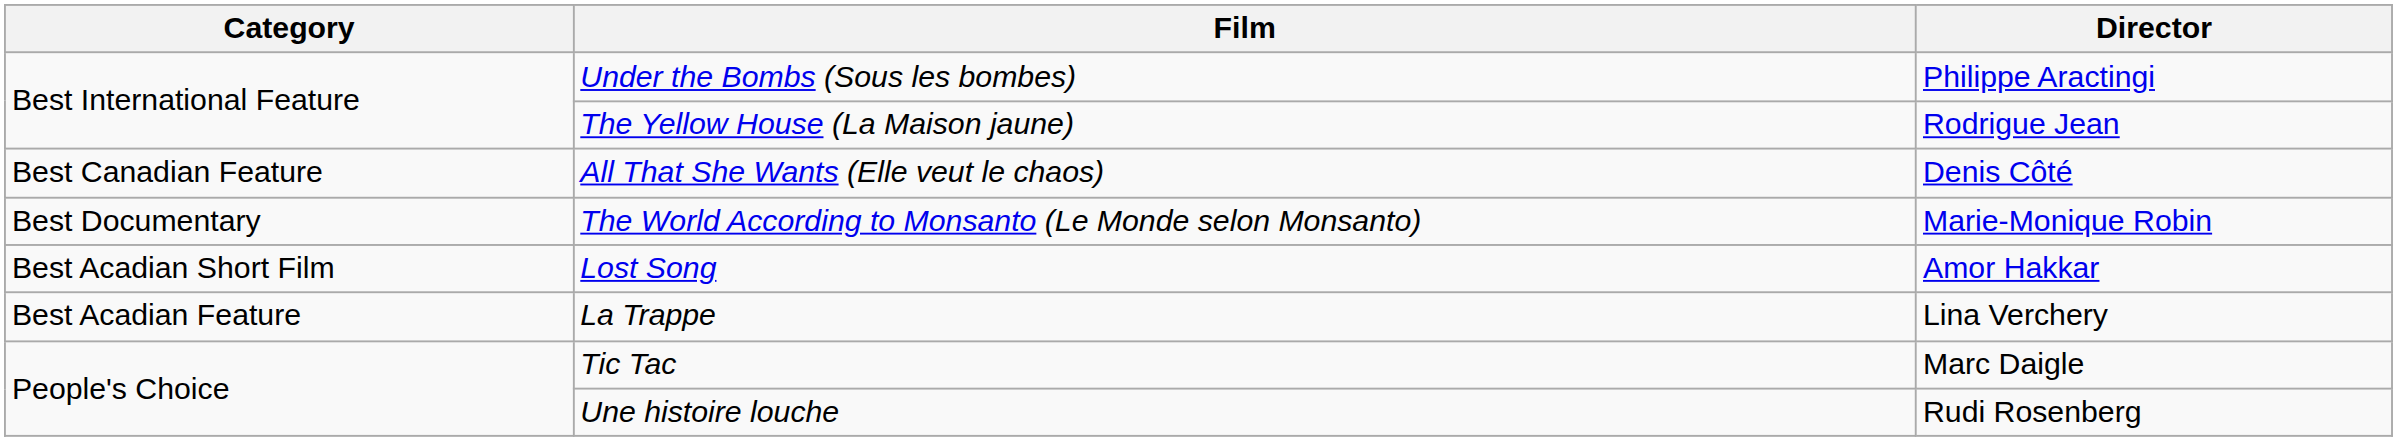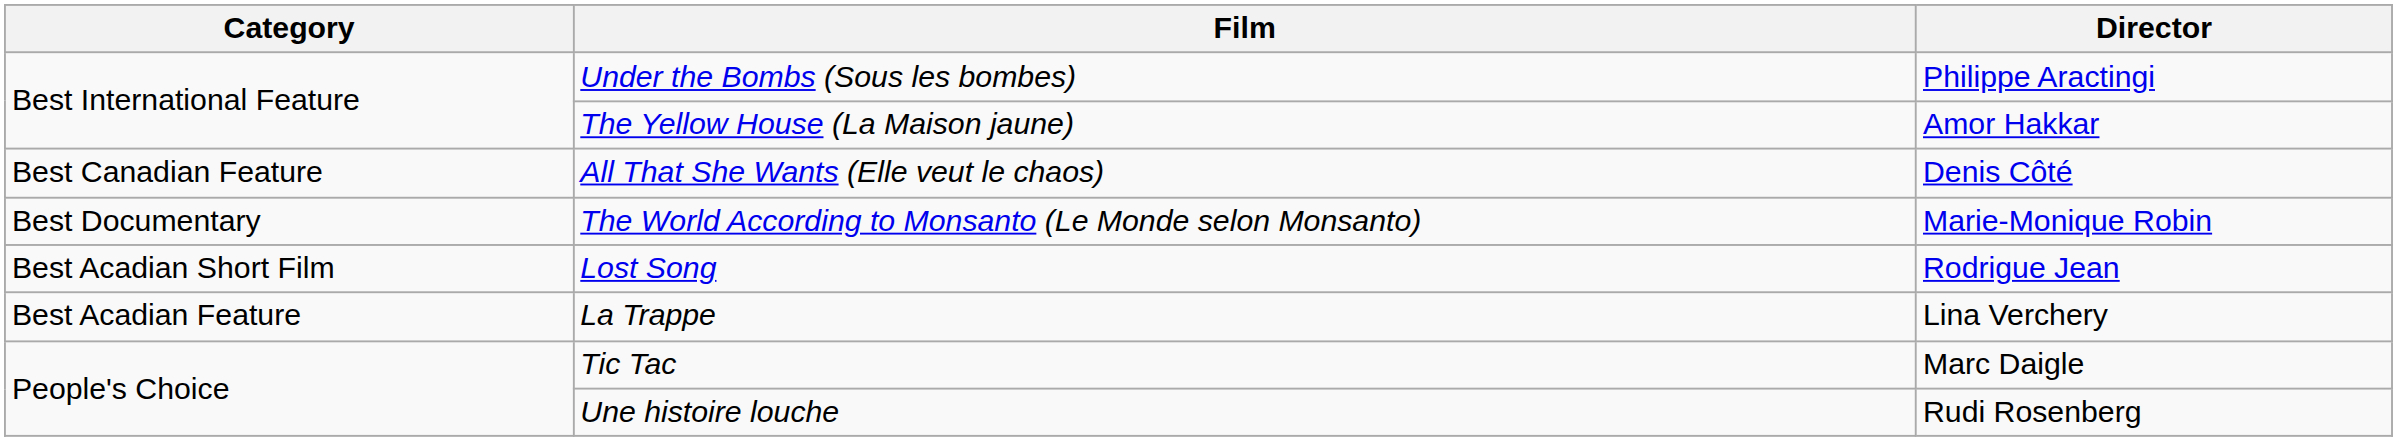(2021, 124) Rodrigue Jean -> (2011, 124) Amor Hakkar
(2011, 268) Amor Hakkar -> (2021, 268) Rodrigue Jean
